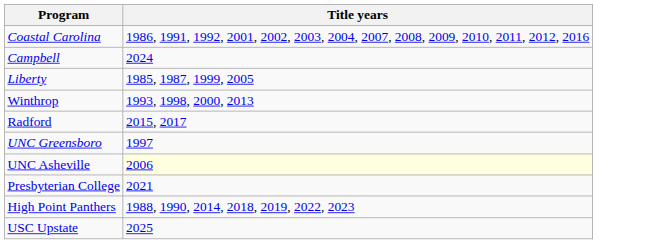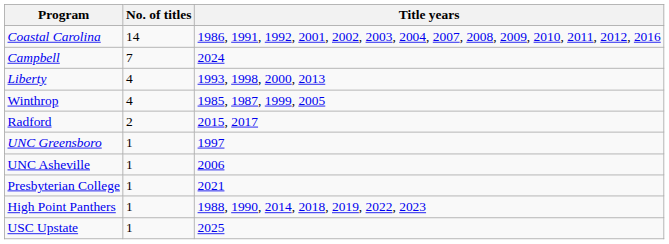+ column: (159, 15)
(190, 79) 1985, 1987, 1999, 2005 -> (261, 79) 1993, 1998, 2000, 2013
(190, 100) 1993, 1998, 2000, 2013 -> (261, 100) 1985, 1987, 1999, 2005
(140, 164) lightyellow background -> (211, 164) no background
